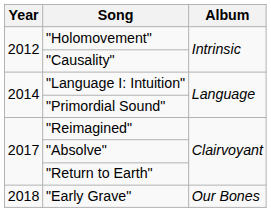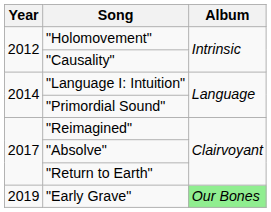(24, 196) 2018 -> (24, 196) 2019
(226, 196) no background -> (226, 196) lightgreen background
